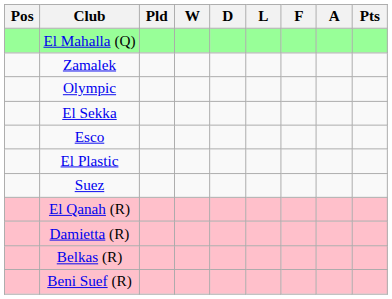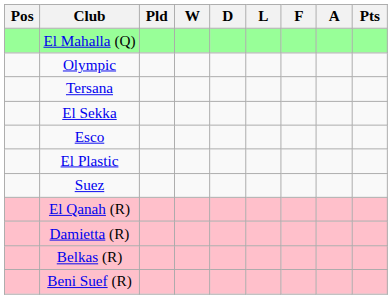- row: (89, 64)
+ row: (89, 88)
